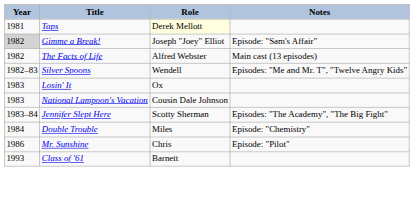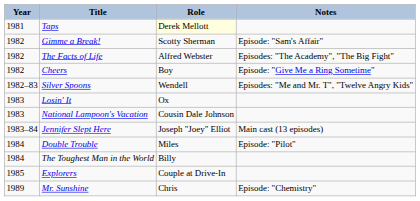(15, 41) lightgrey background -> (15, 41) no background
(188, 41) Joseph "Joey" Elliot -> (187, 41) Scotty Sherman
(275, 56) Main cast (13 episodes) -> (316, 56) Episodes: "The Academy", "The Big Fight"
+ row: (54, 71)
(180, 115) Scotty Sherman -> (194, 130) Joseph "Joey" Elliot
(310, 115) Episodes: "The Academy", "The Big Fight" -> (281, 130) Main cast (13 episodes)
(271, 130) Episode: "Chemistry" -> (267, 144) Episode: "Pilot"
+ row: (98, 159)
+ row: (59, 174)
(15, 144) 1986 -> (15, 188) 1989
(261, 144) Episode: "Pilot" -> (277, 188) Episode: "Chemistry"
- row: (63, 159)
